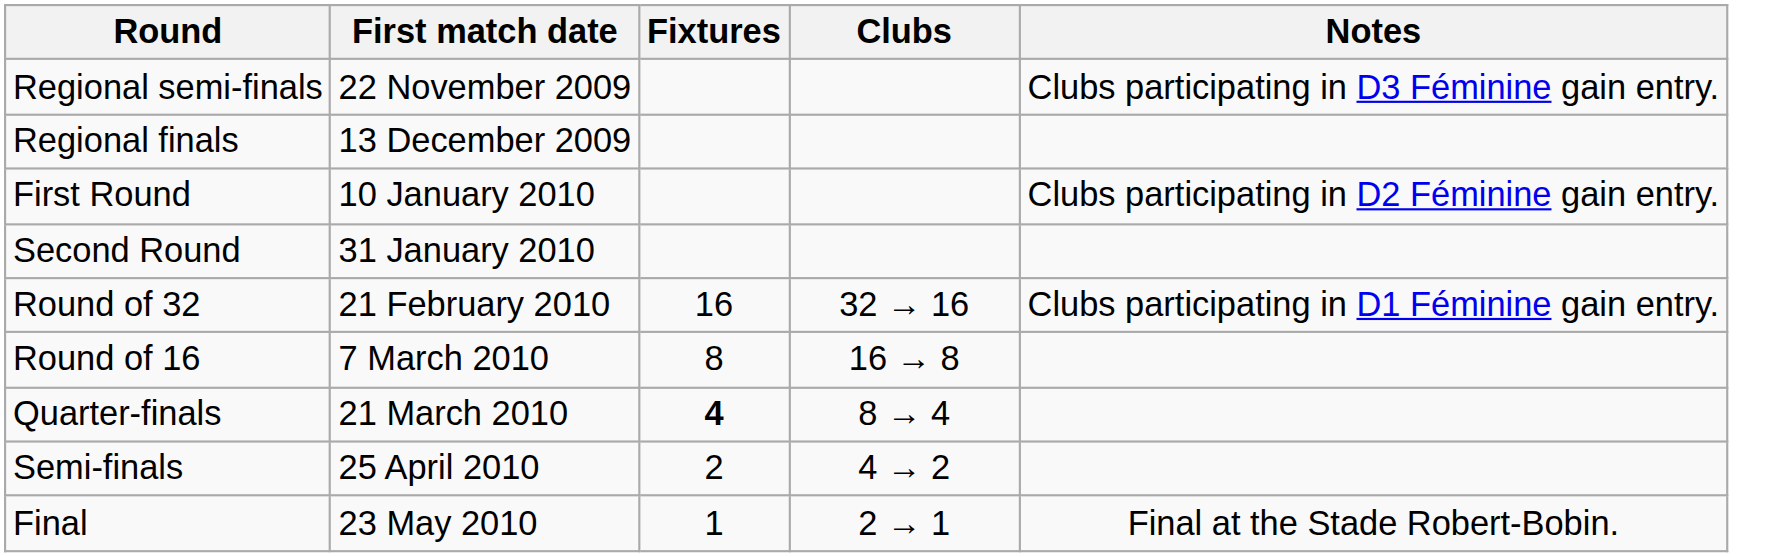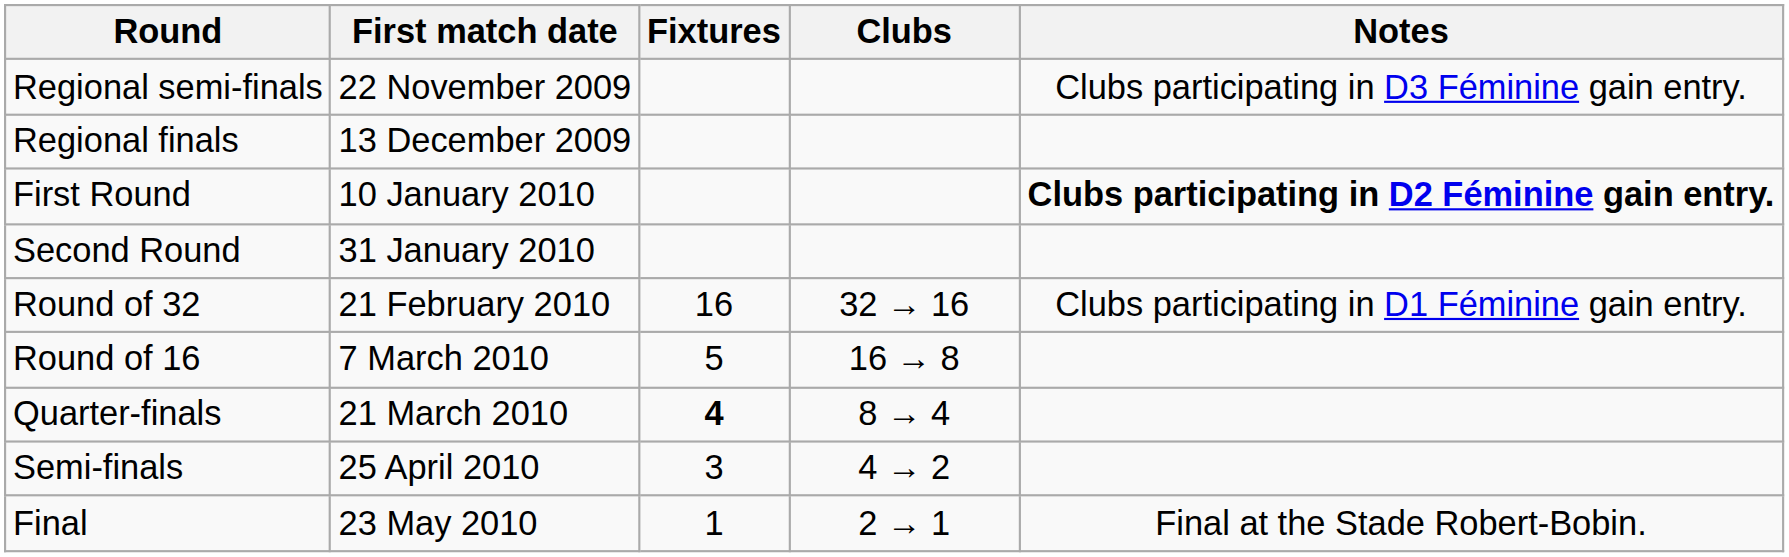(1373, 195) normal -> (1401, 195) bold
(714, 359) 8 -> (714, 359) 5
(714, 468) 2 -> (714, 468) 3
